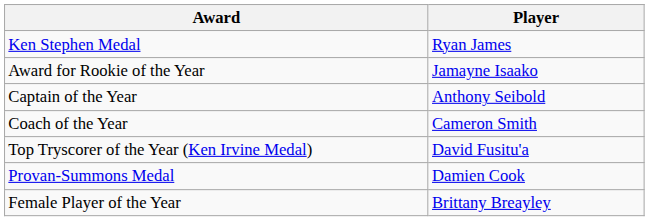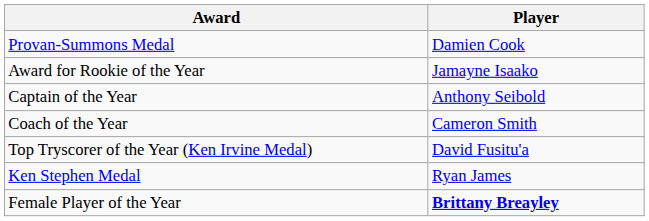rows swapped: (91, 176) <-> (74, 44)
(491, 202) normal -> (495, 202) bold
